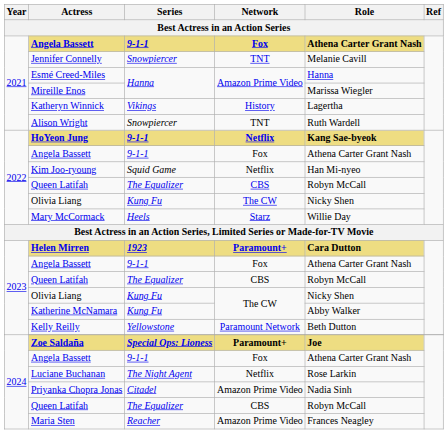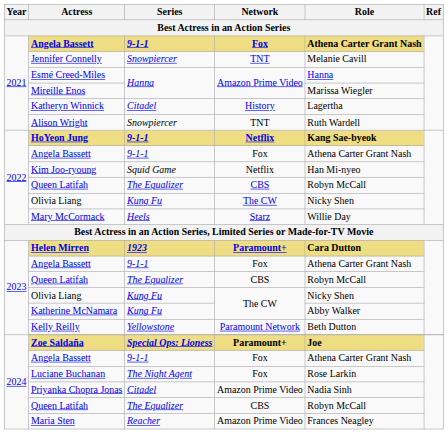(142, 106) Vikings -> (142, 106) Citadel
(260, 374) Netflix -> (260, 374) Fox
